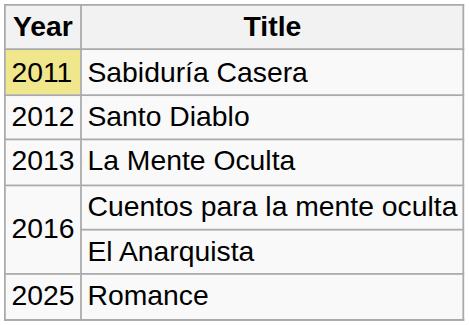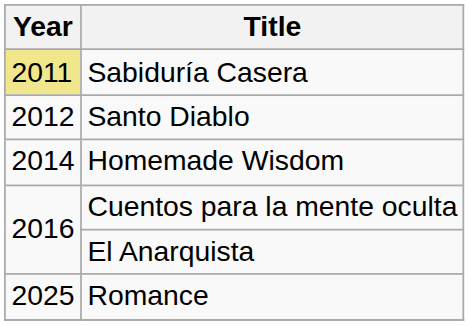- row: (191, 161)
+ row: (216, 161)
